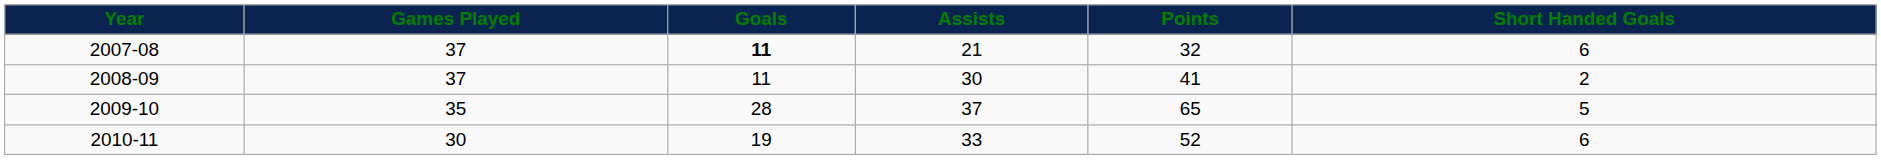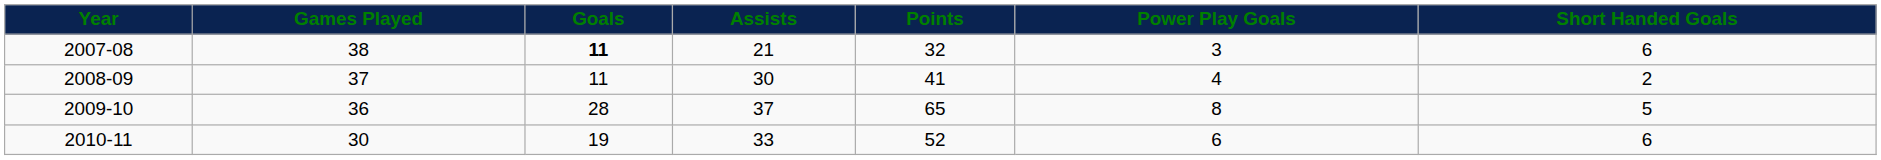+ column: (1216, 19)
(456, 49) 37 -> (359, 49) 38
(456, 109) 35 -> (359, 109) 36
